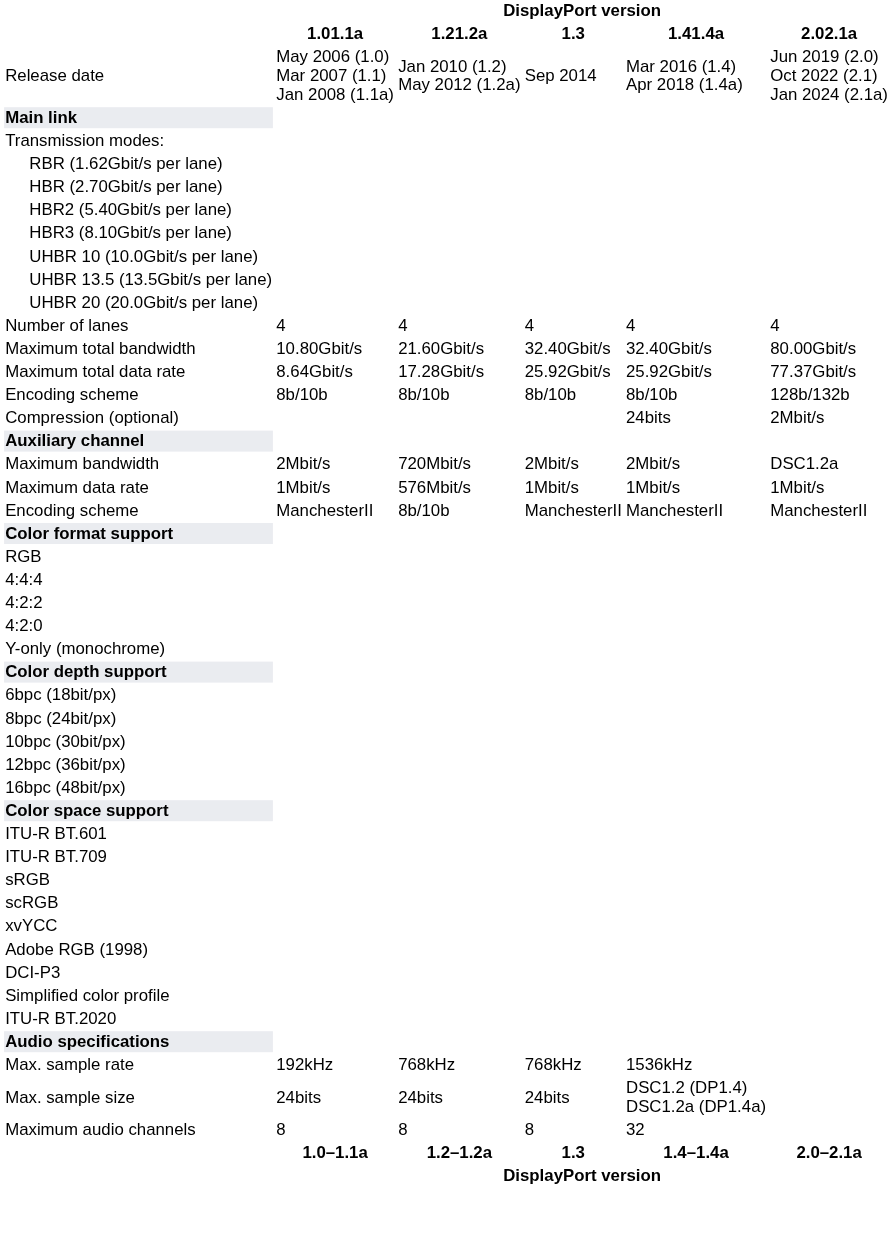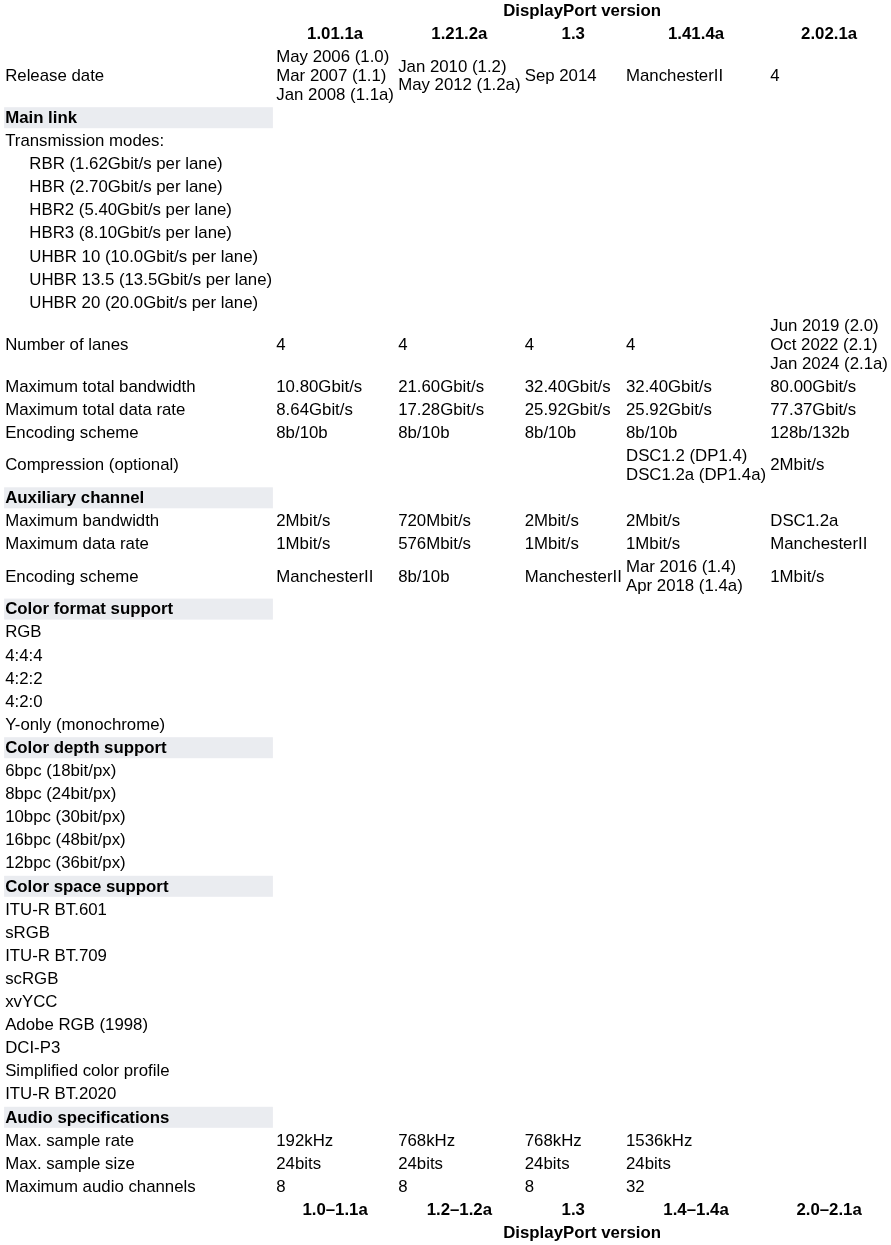(684, 75) Mar 2016 (1.4) Apr 2018 (1.4a) -> (675, 75) ManchesterII
(829, 75) Jun 2019 (2.0) Oct 2022 (2.1) Jan 2024 (2.1a) -> (775, 75) 4
(775, 325) 4 -> (829, 344) Jun 2019 (2.0) Oct 2022 (2.1) Jan 2024 (2.1a)
(648, 417) 24bits -> (696, 465) DSC1.2 (DP1.4) DSC1.2a (DP1.4a)
(797, 487) 1Mbit/s -> (819, 543) ManchesterII
(675, 510) ManchesterII -> (684, 576) Mar 2016 (1.4) Apr 2018 (1.4a)
(819, 510) ManchesterII -> (797, 576) 1Mbit/s
rows swapped: (65, 764) <-> (65, 787)
rows swapped: (56, 856) <-> (28, 879)
(696, 1097) DSC1.2 (DP1.4) DSC1.2a (DP1.4a) -> (648, 1163) 24bits
